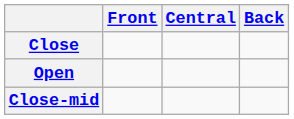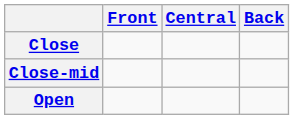rows swapped: (54, 100) <-> (54, 73)
